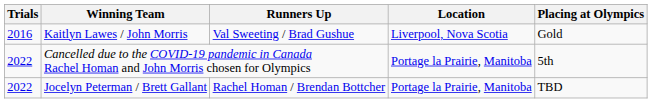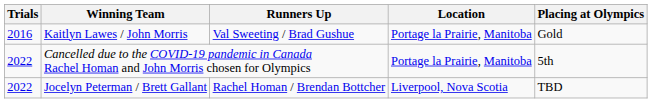(449, 34) Liverpool, Nova Scotia -> (461, 34) Portage la Prairie, Manitoba
(461, 87) Portage la Prairie, Manitoba -> (449, 87) Liverpool, Nova Scotia
